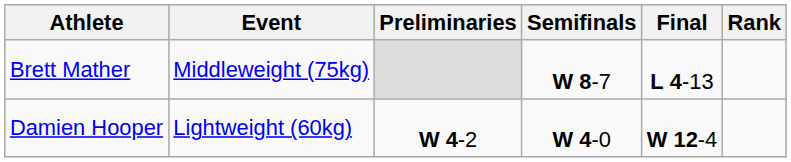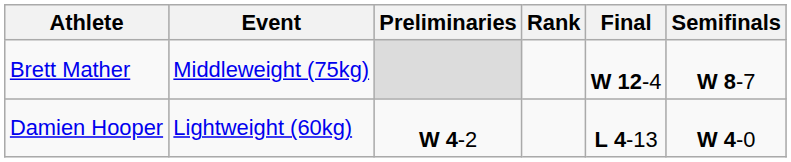columns swapped: (582, 22) <-> (754, 22)
(682, 81) L 4-13 -> (626, 81) W 12-4
(682, 140) W 12-4 -> (626, 140) L 4-13
